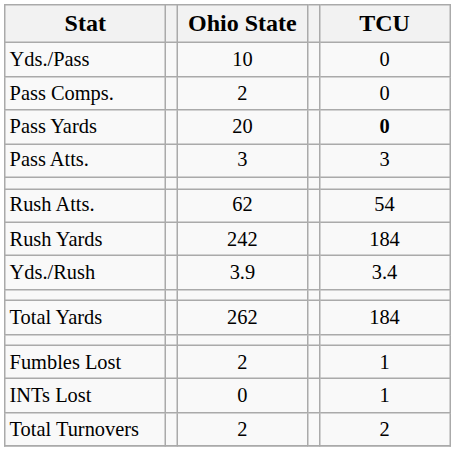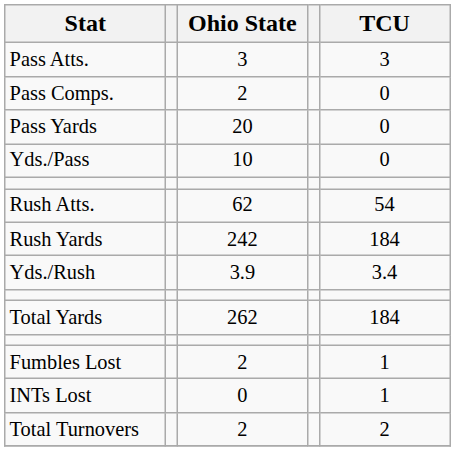rows swapped: (49, 160) <-> (50, 59)
(385, 126) bold -> (385, 126) normal
